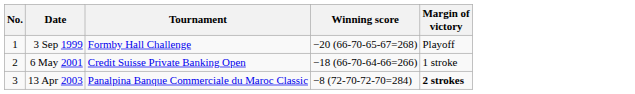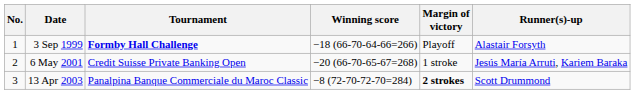+ column: (551, 20)
(139, 44) normal -> (143, 44) bold
(365, 44) −20 (66-70-65-67=268) -> (365, 44) −18 (66-70-64-66=266)
(365, 62) −18 (66-70-64-66=266) -> (365, 62) −20 (66-70-65-67=268)
